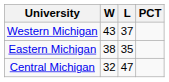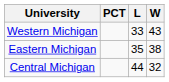columns swapped: (109, 13) <-> (150, 13)
(127, 31) 37 -> (137, 31) 33
(127, 67) 47 -> (137, 67) 44
